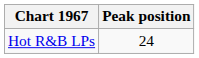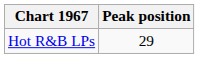(146, 41) 24 -> (146, 41) 29
